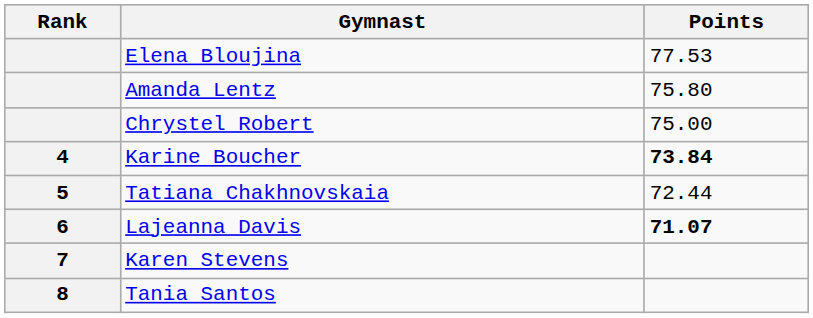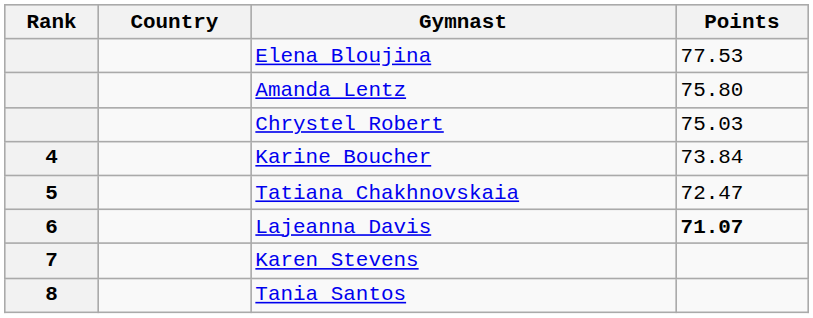+ column: (174, 22)
(681, 124) 75.00 -> (712, 124) 75.03
(681, 158) bold -> (712, 158) normal
(681, 192) 72.44 -> (712, 192) 72.47
